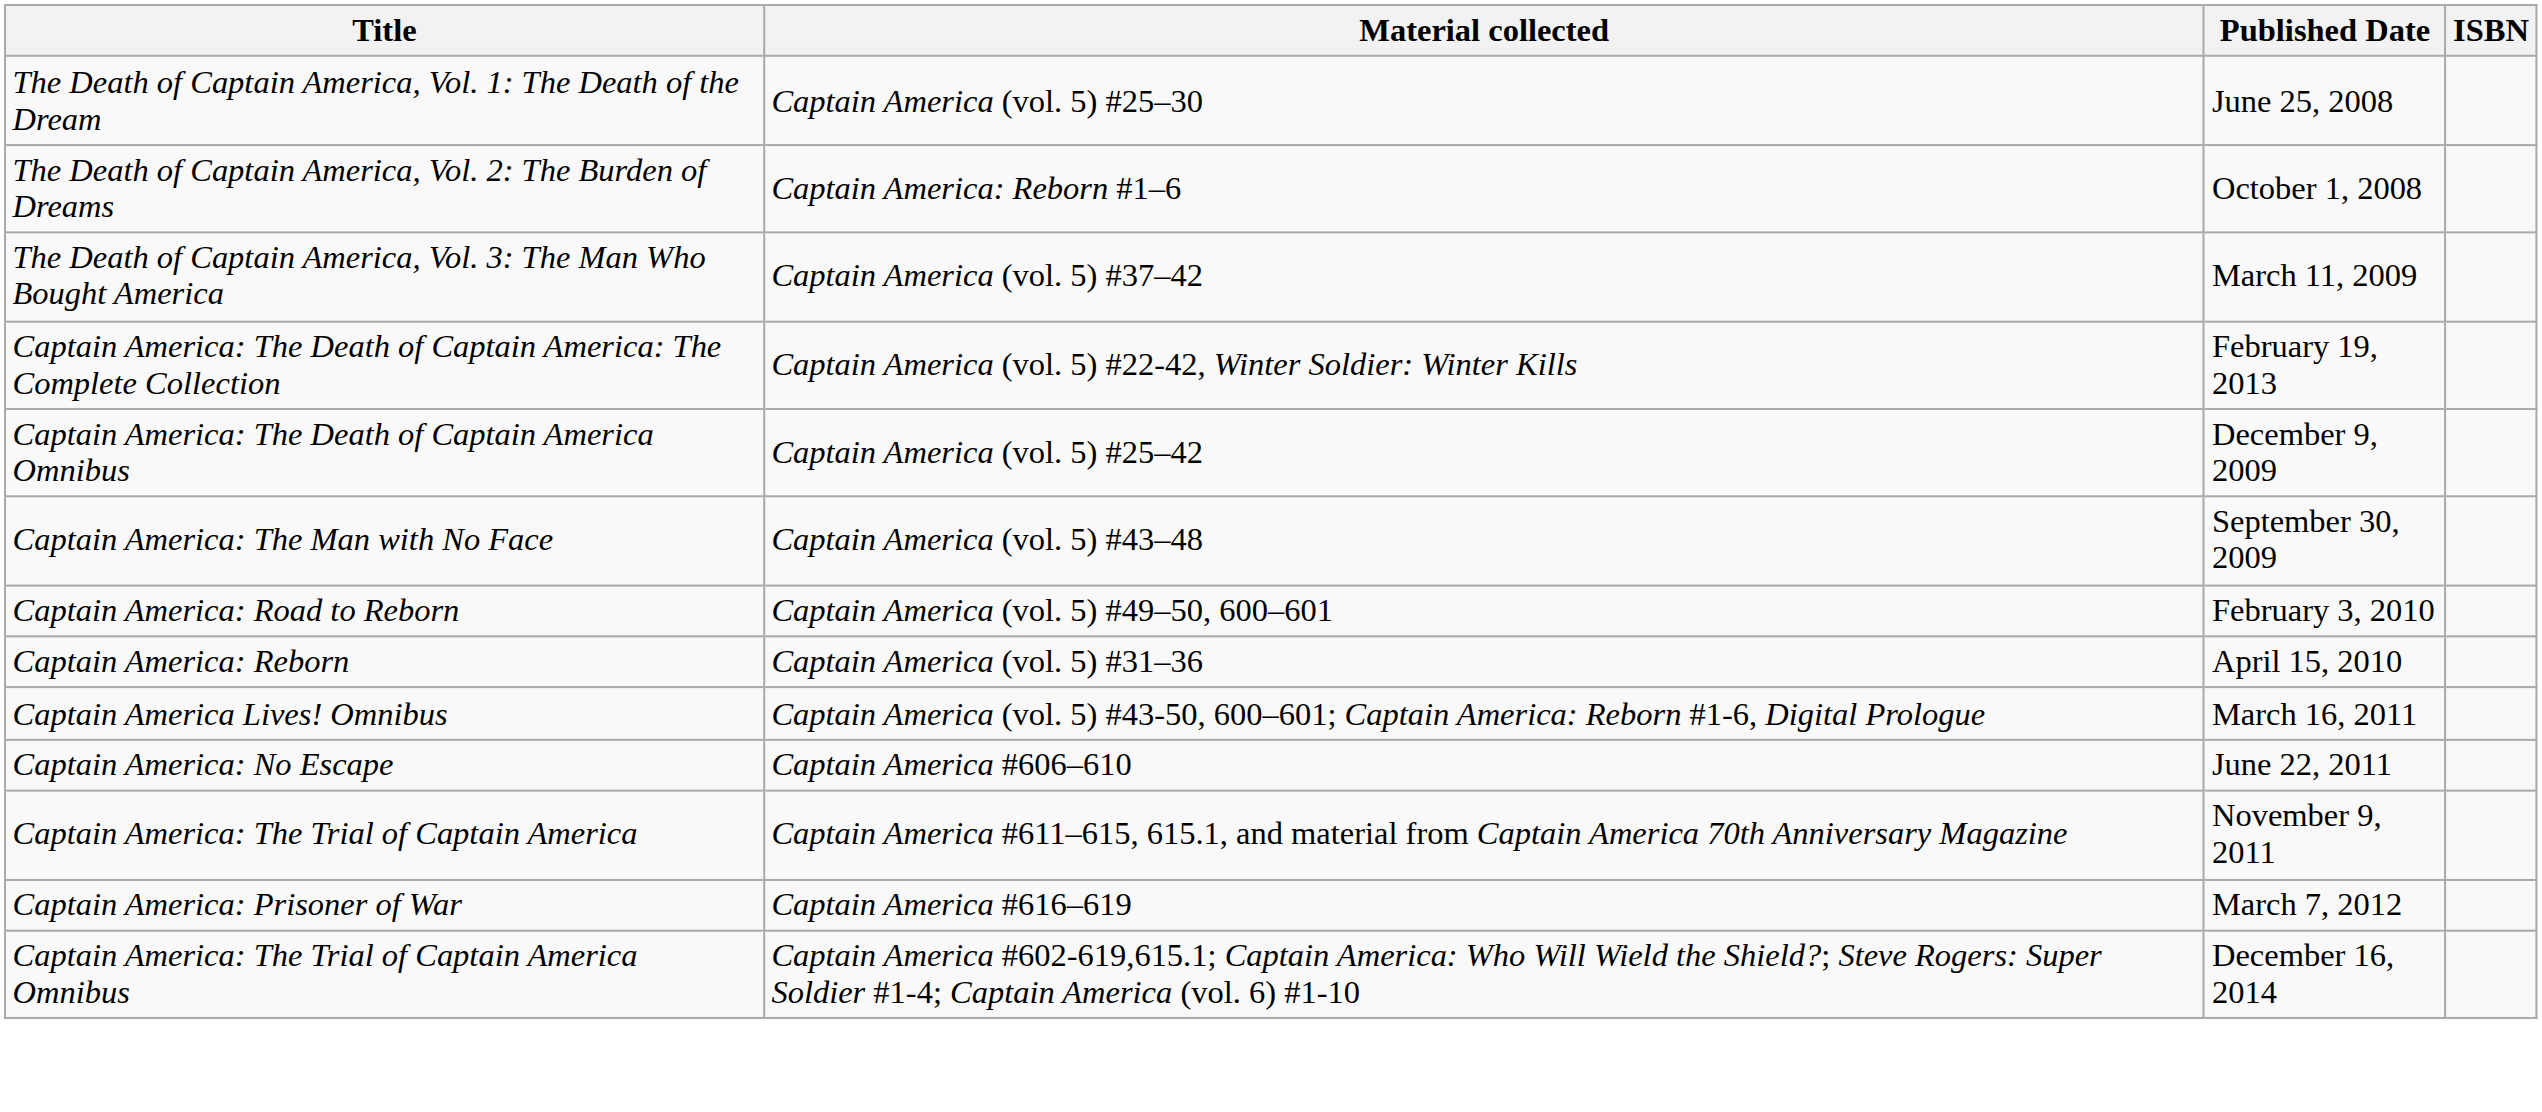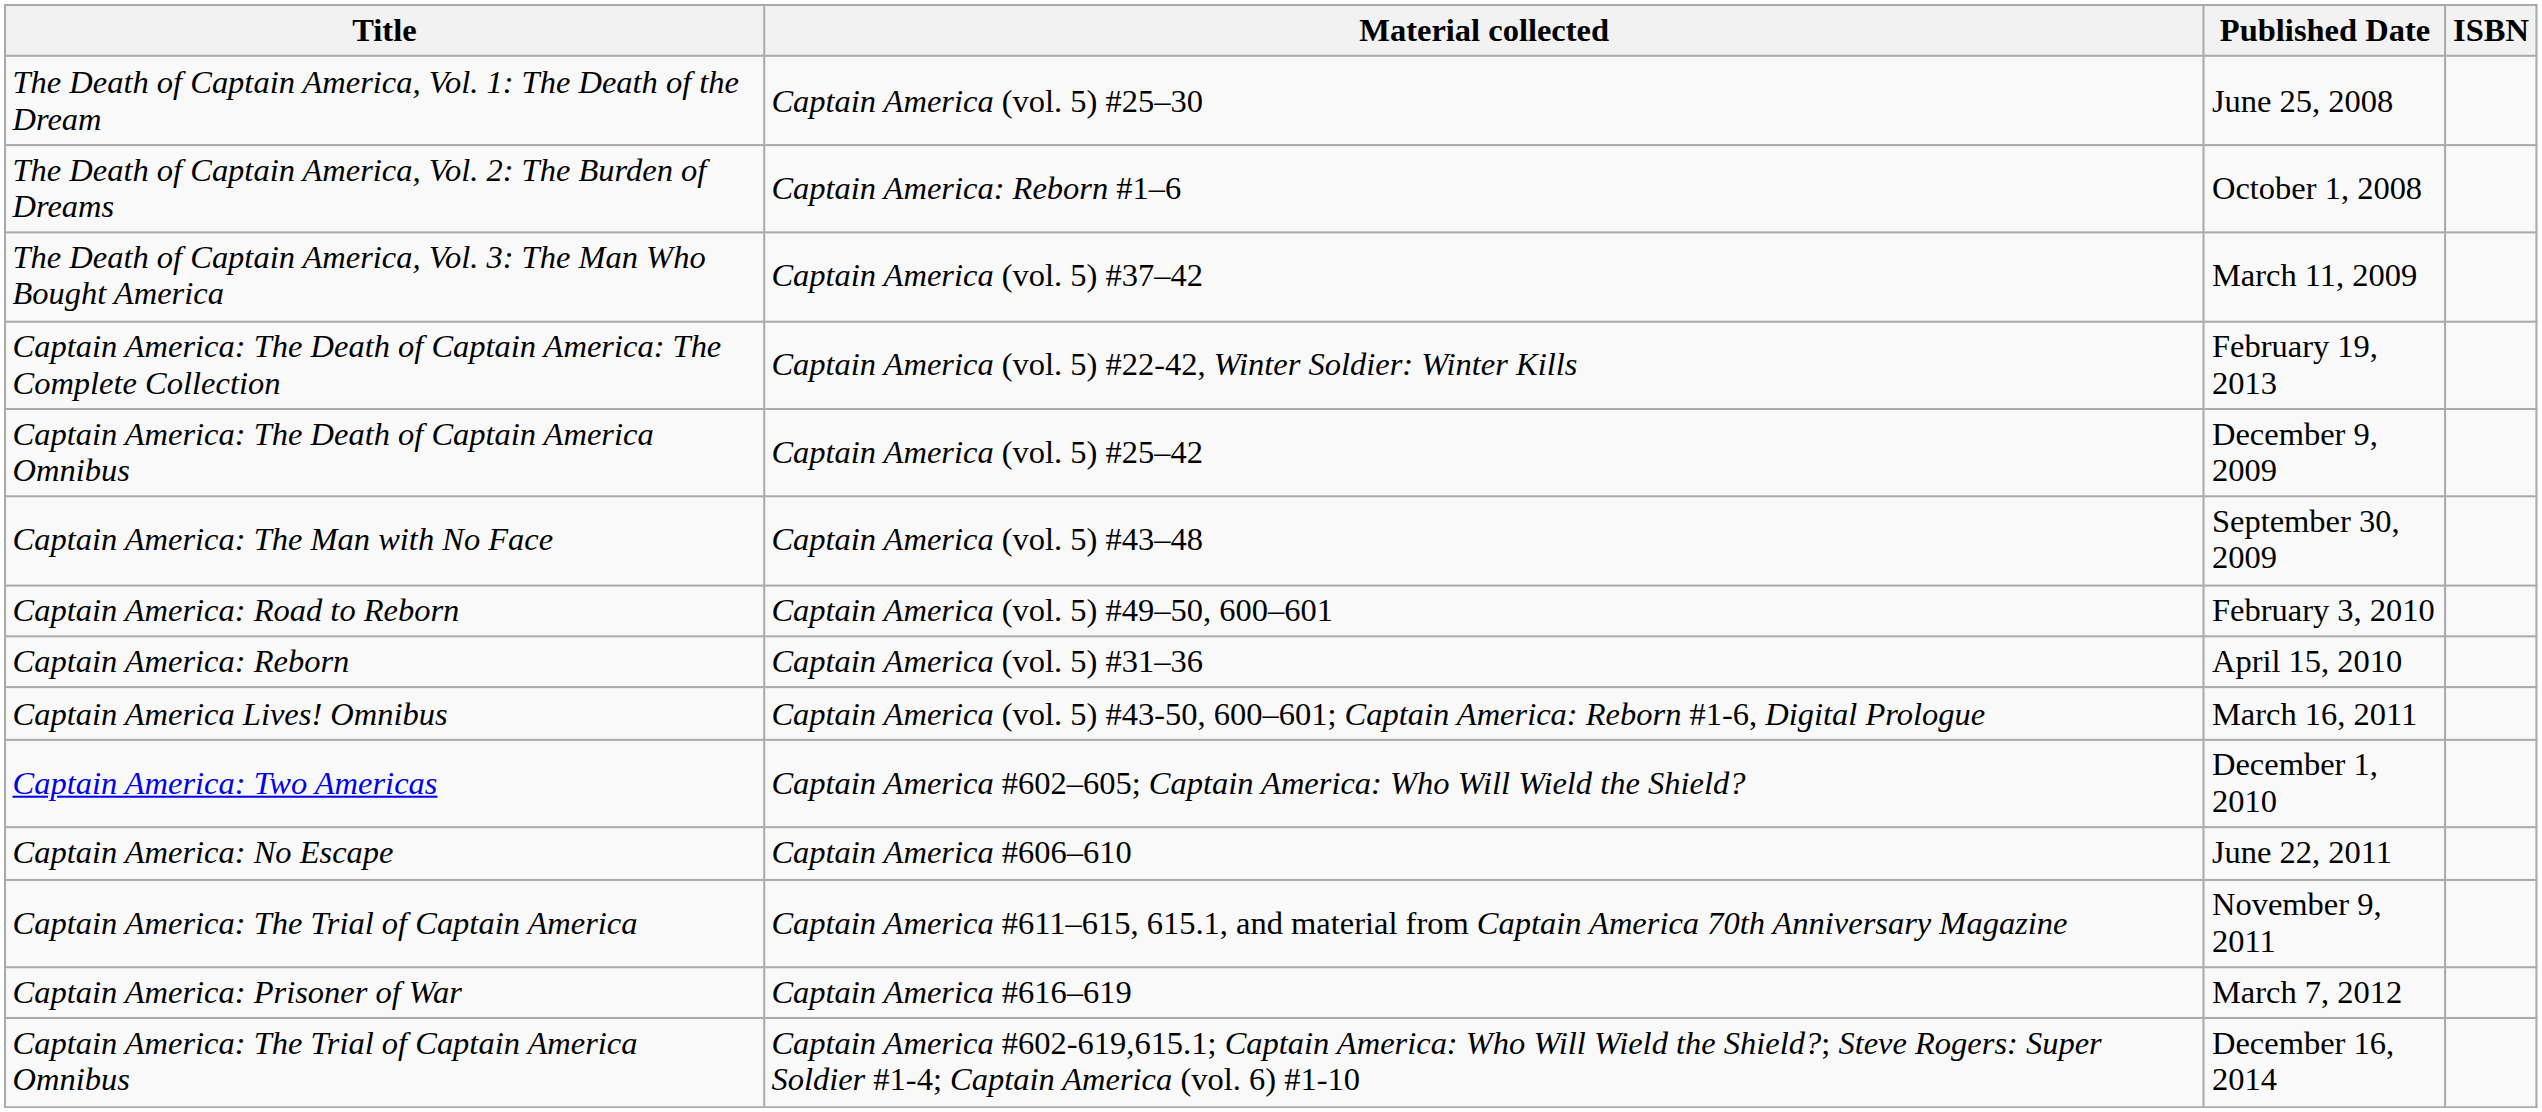+ row: (225, 782)
